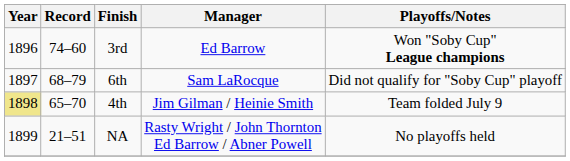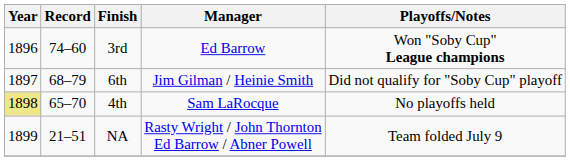(233, 80) Sam LaRocque -> (233, 80) Jim Gilman / Heinie Smith
(233, 103) Jim Gilman / Heinie Smith -> (233, 103) Sam LaRocque
(445, 103) Team folded July 9 -> (445, 103) No playoffs held
(445, 135) No playoffs held -> (445, 135) Team folded July 9
